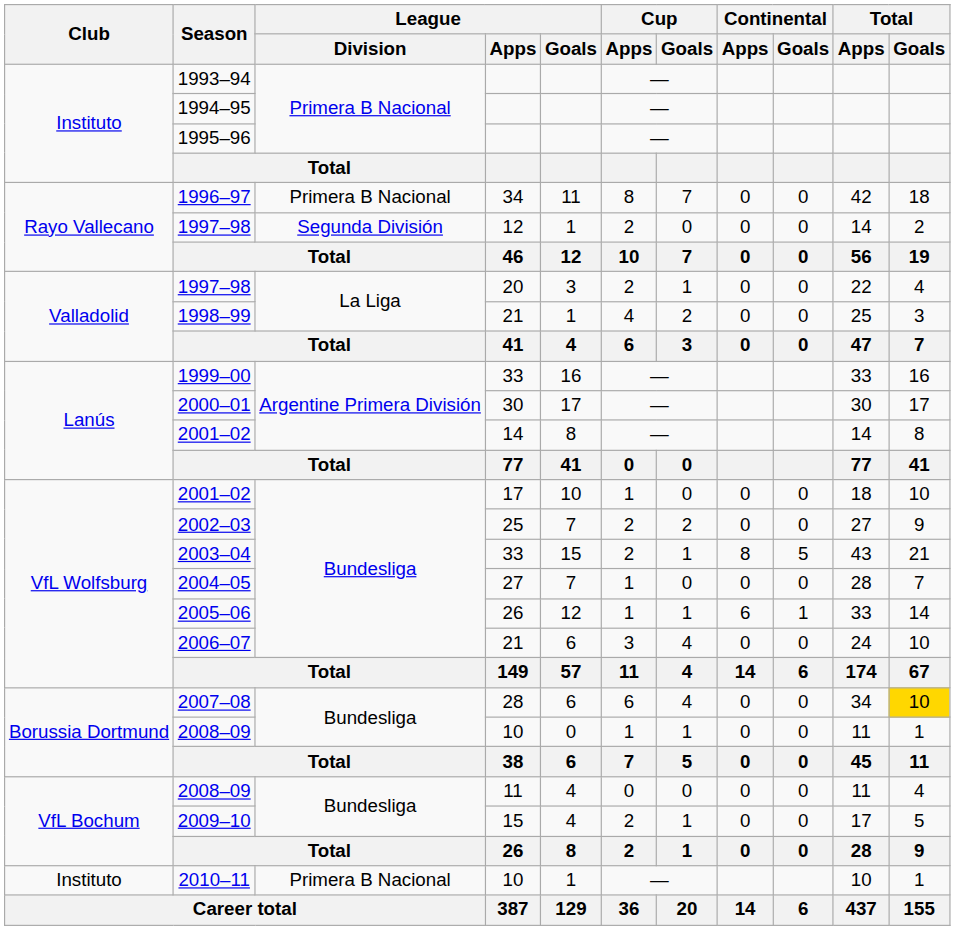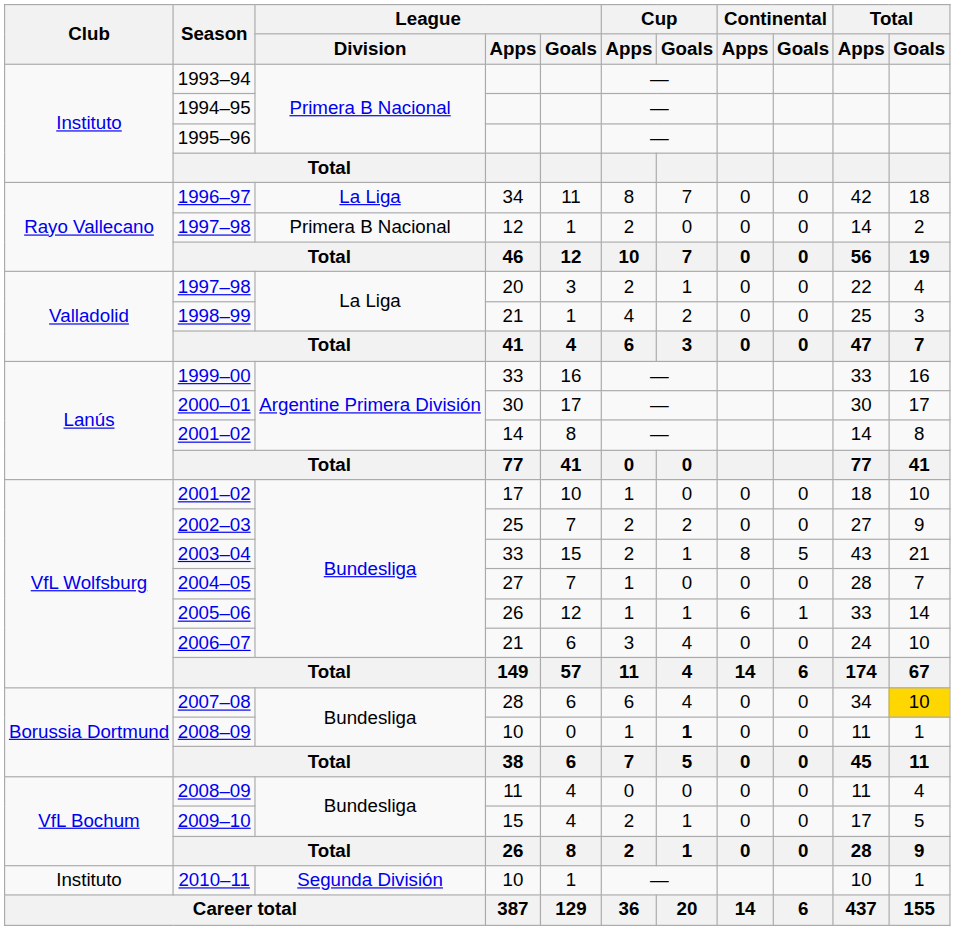(370, 197) Primera B Nacional -> (370, 197) La Liga
(370, 227) Segunda División -> (370, 227) Primera B Nacional
(687, 731) normal -> (687, 731) bold
(370, 880) Primera B Nacional -> (370, 880) Segunda División
